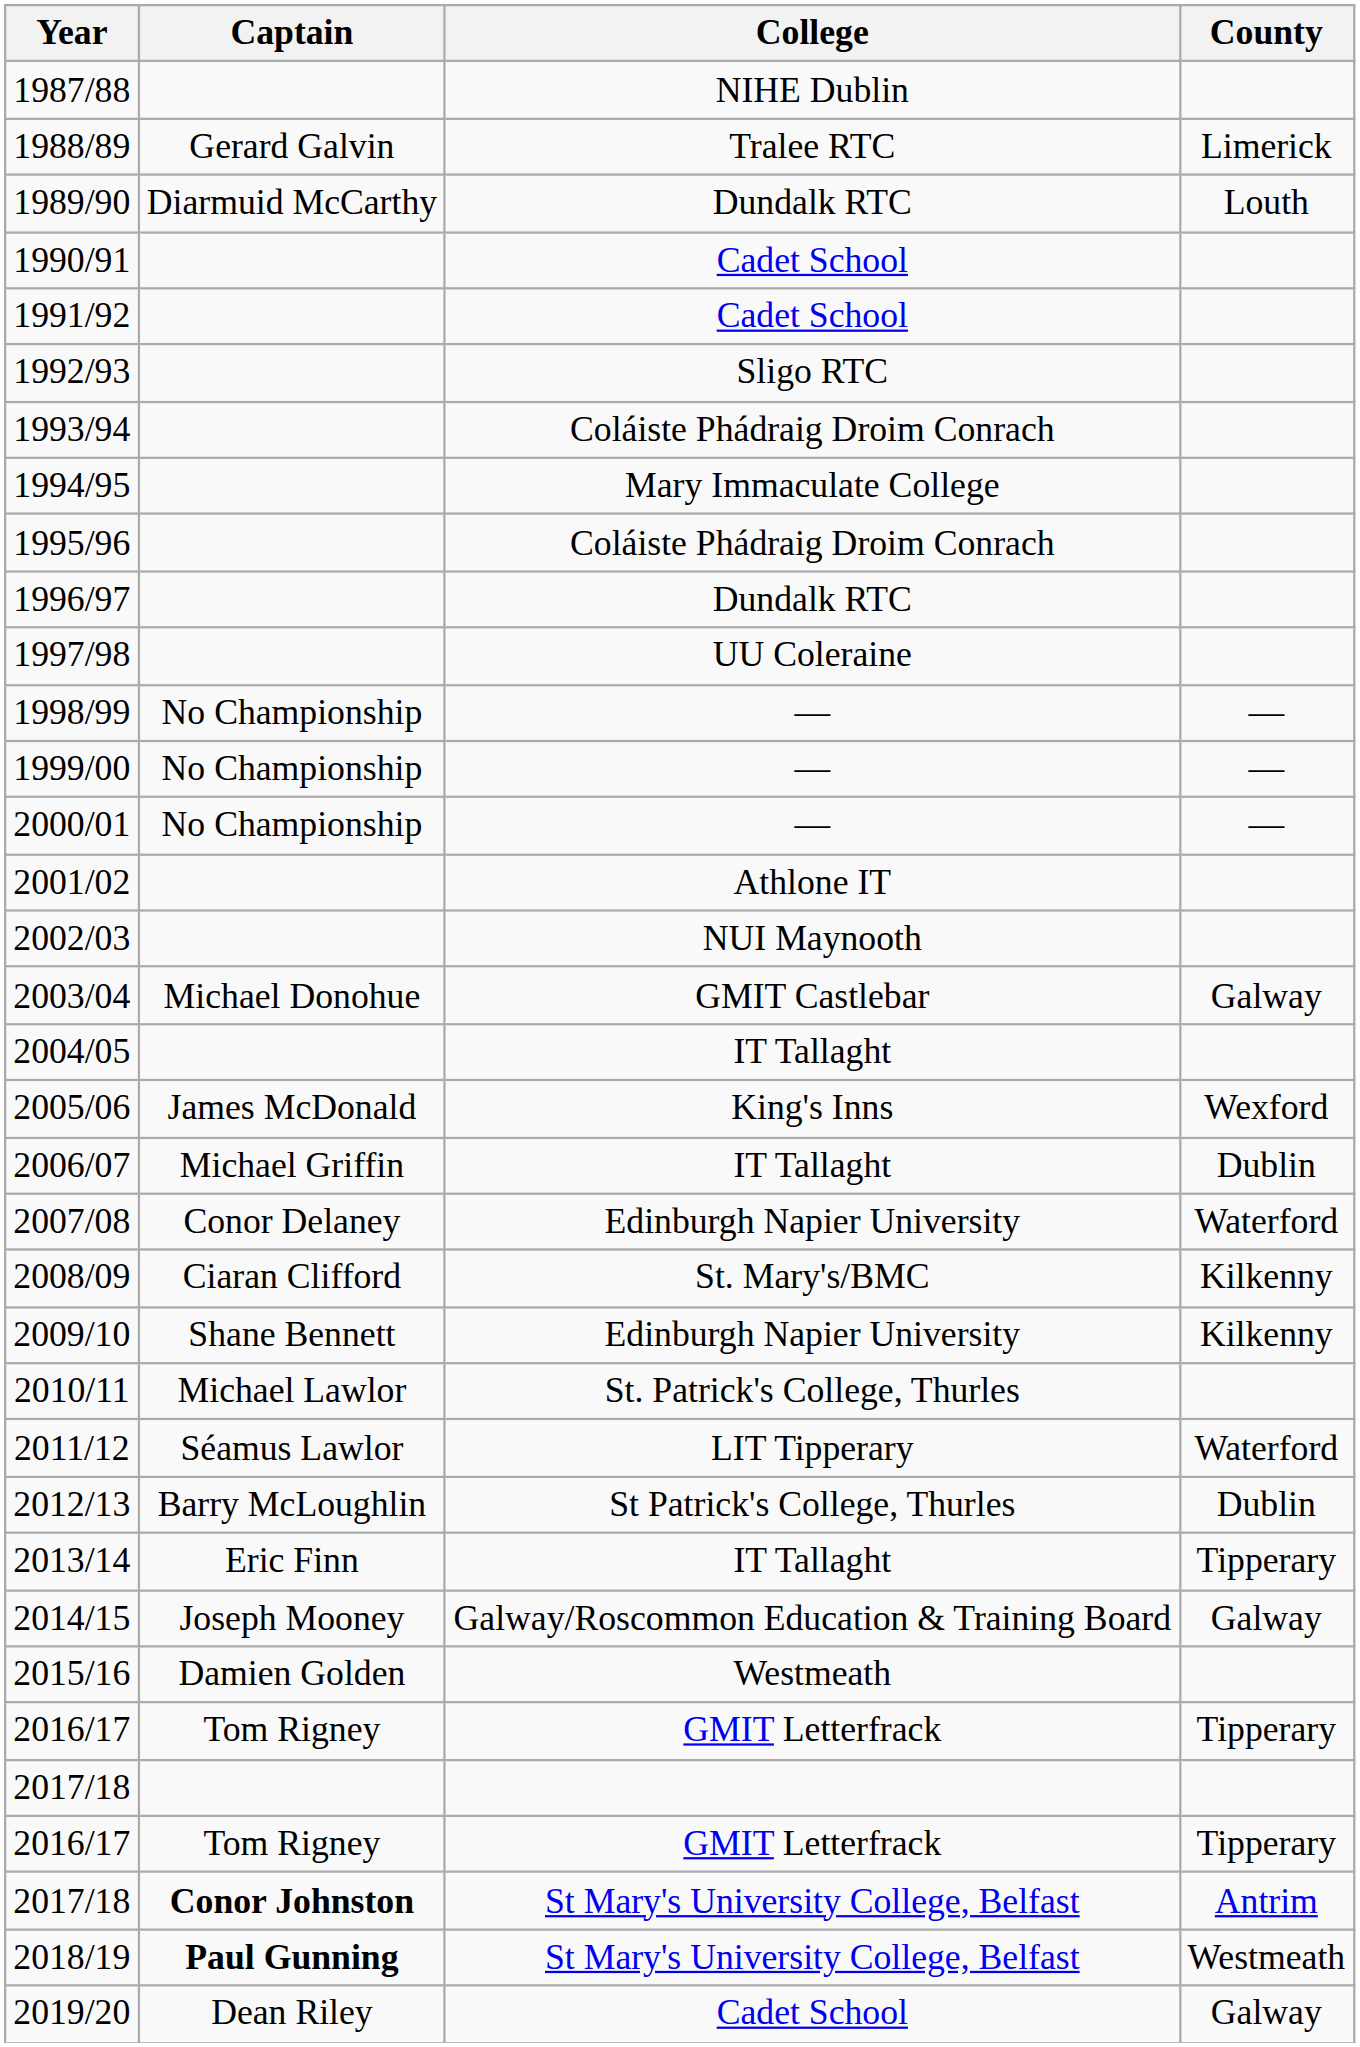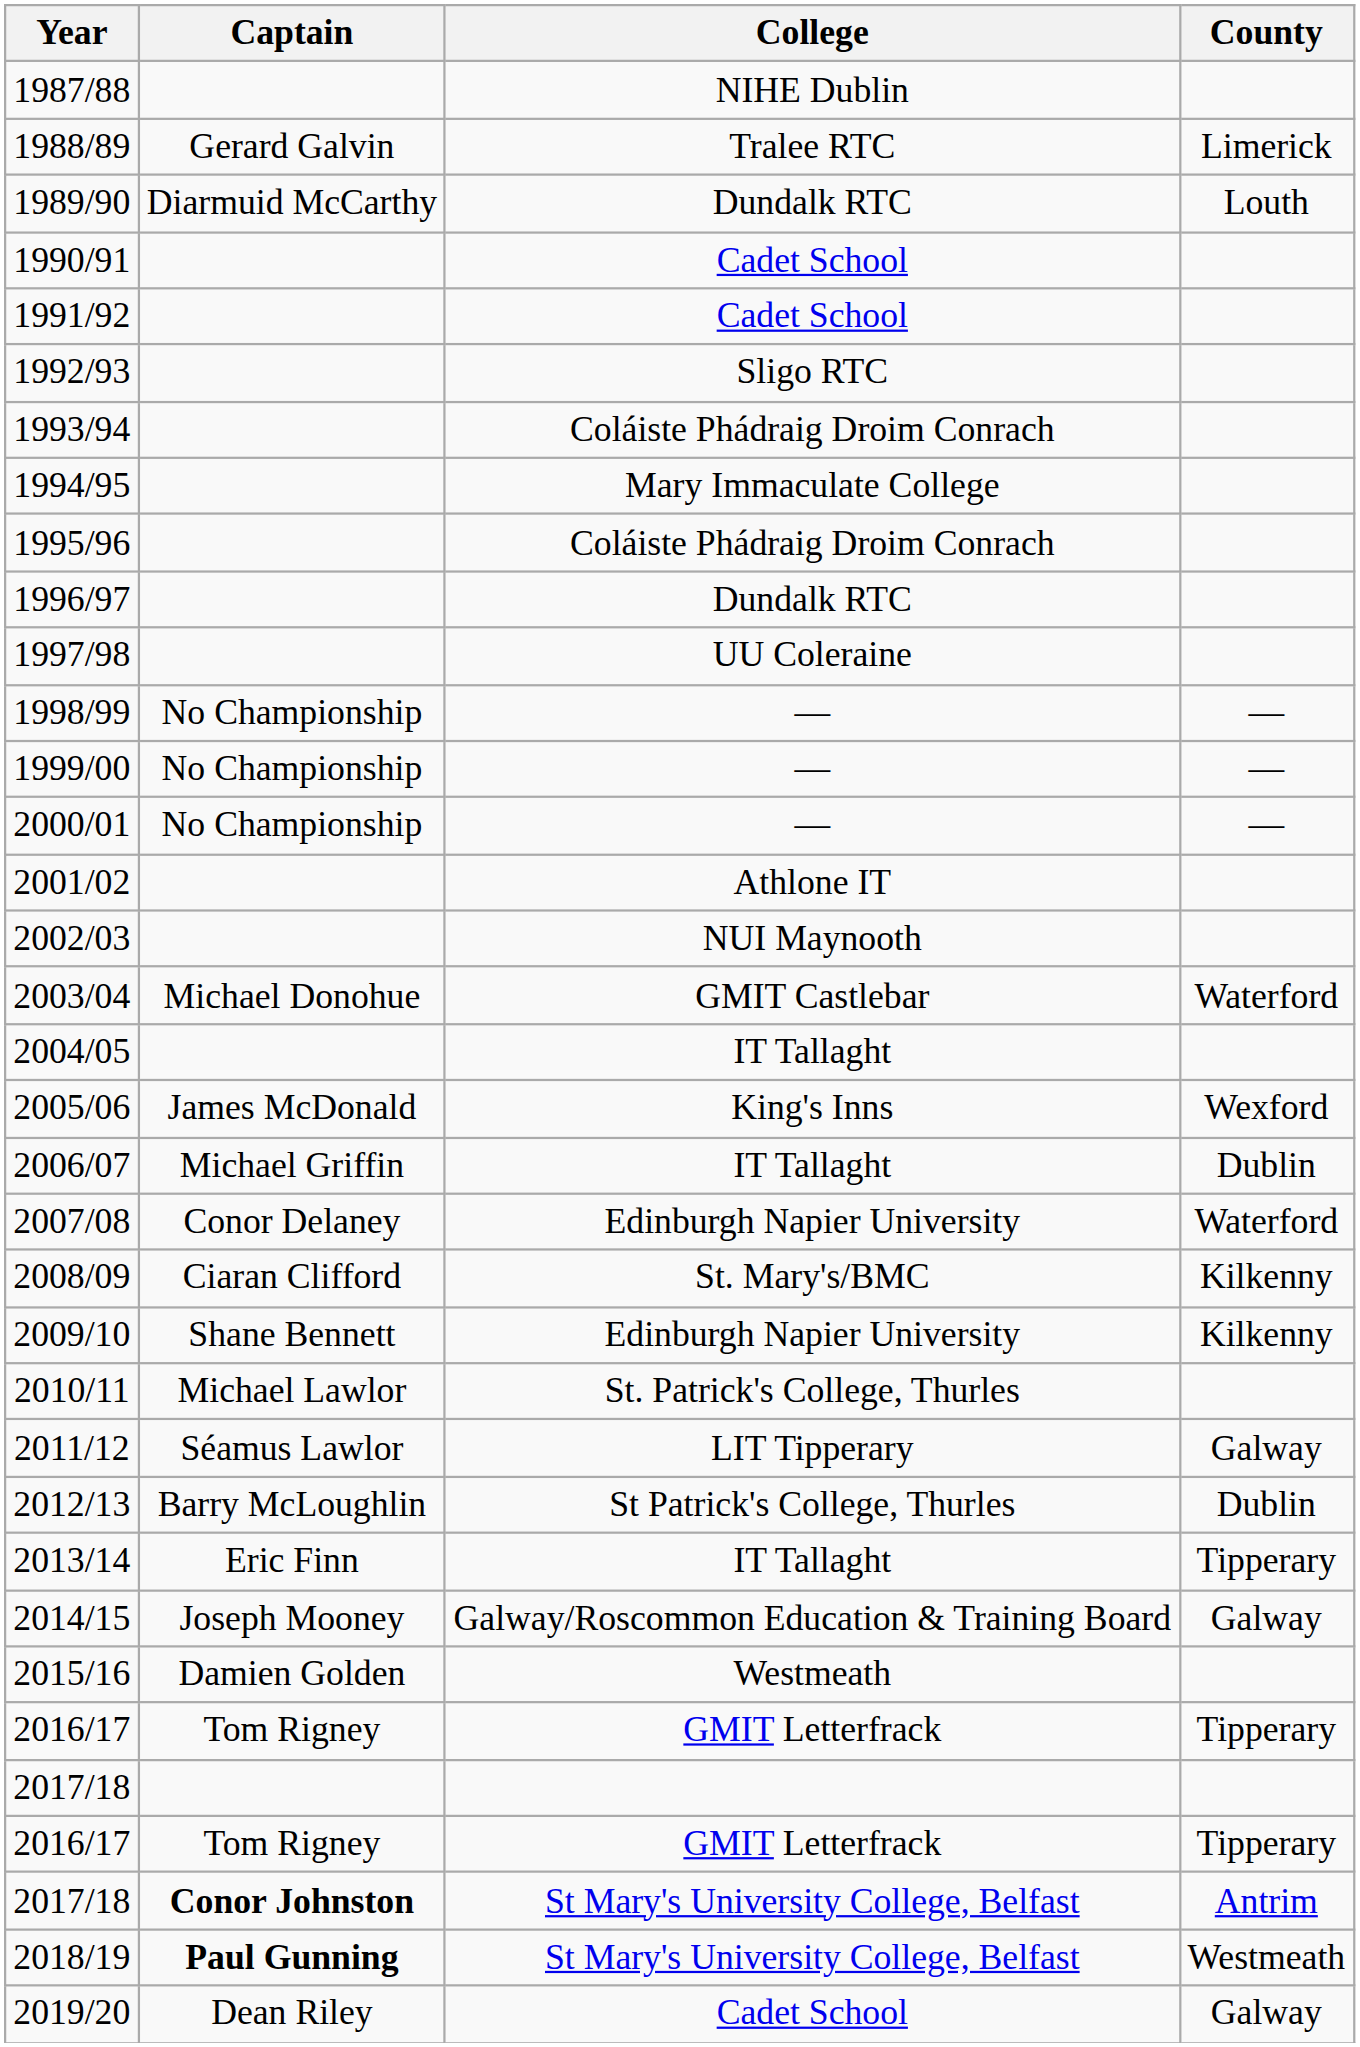(1266, 994) Galway -> (1266, 994) Waterford
(1266, 1447) Waterford -> (1266, 1447) Galway
